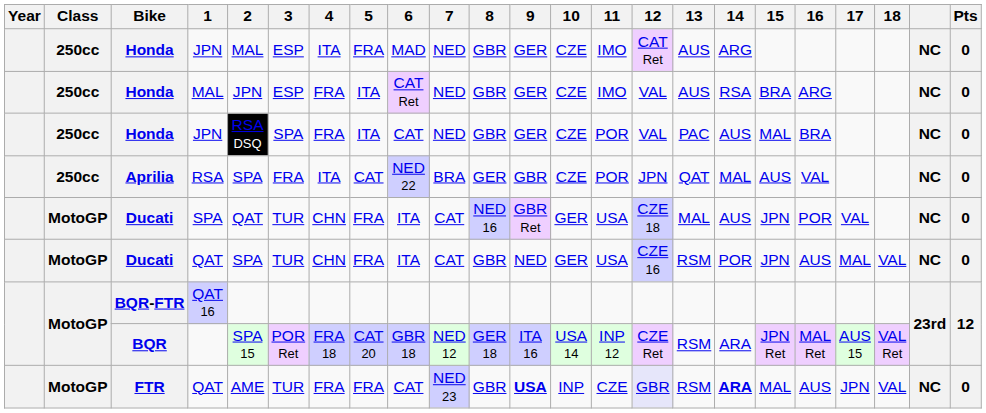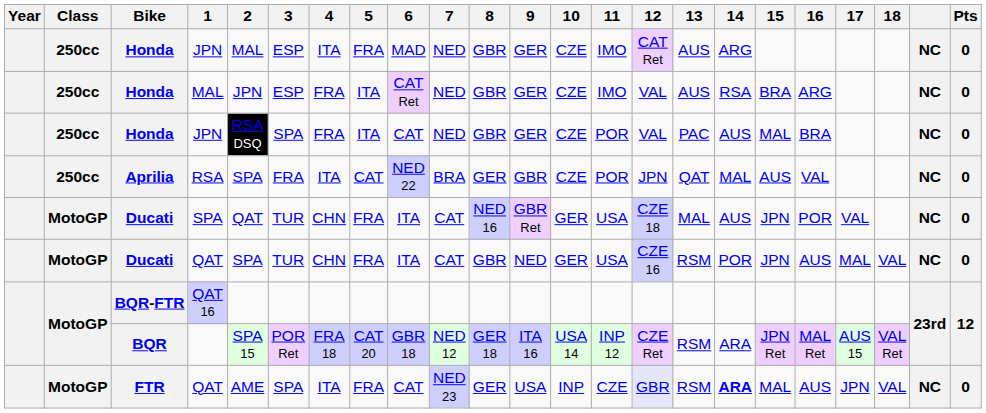(288, 386) TUR -> (288, 386) SPA
(329, 386) FRA -> (329, 386) ITA
(490, 386) GBR -> (490, 386) GER
(530, 386) bold -> (530, 386) normal
